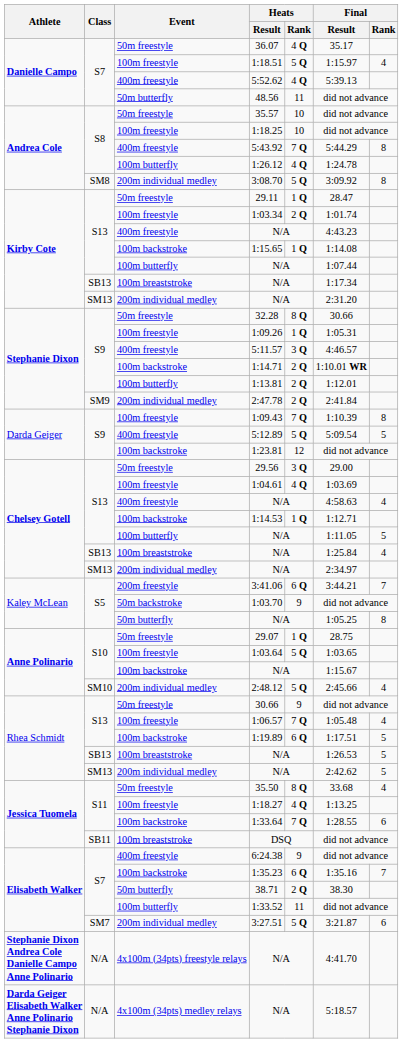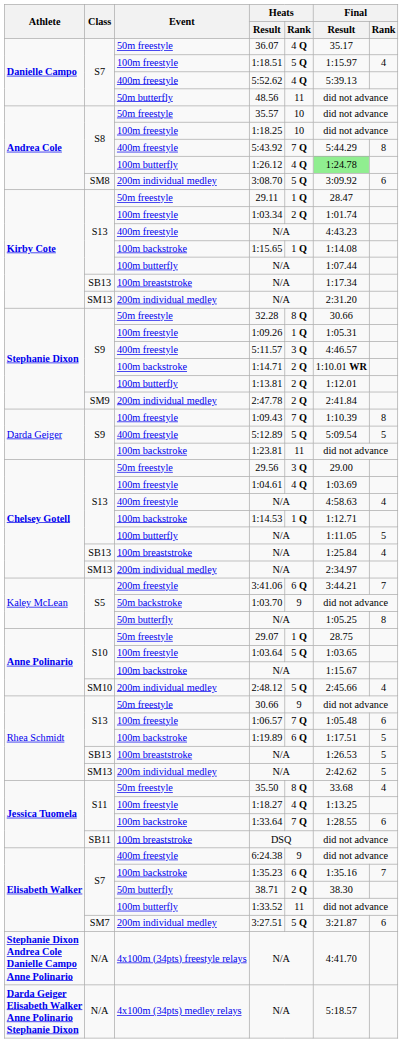(341, 165) no background -> (341, 165) lightgreen background
(384, 181) 8 -> (384, 181) 6
(299, 451) 12 -> (299, 451) 11
(384, 721) 4 -> (384, 721) 6
